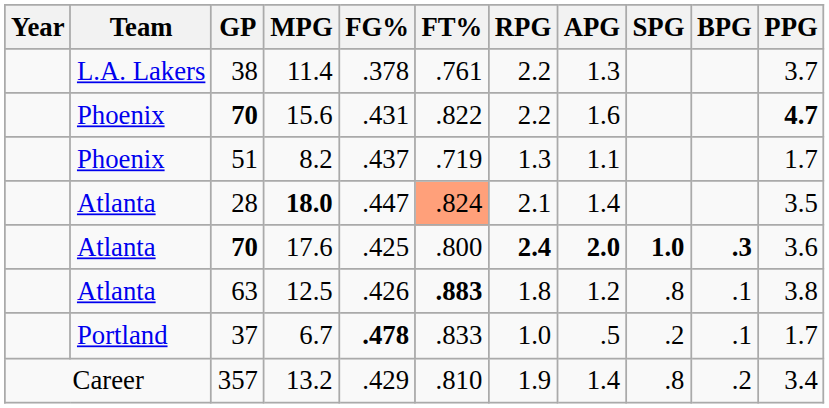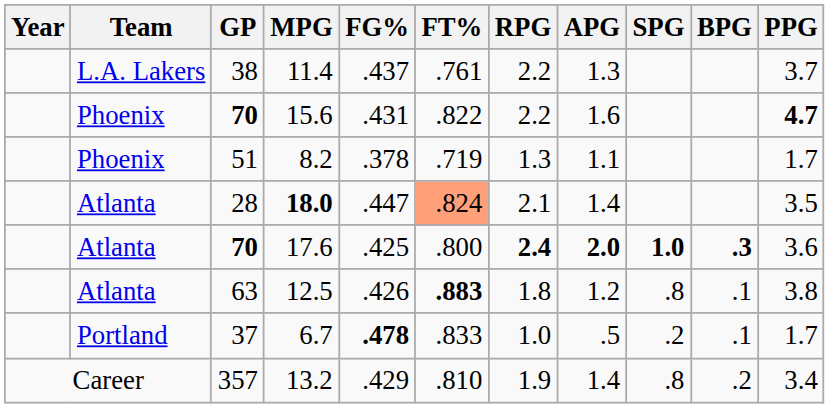(386, 70) .378 -> (386, 70) .437
(386, 159) .437 -> (386, 159) .378
